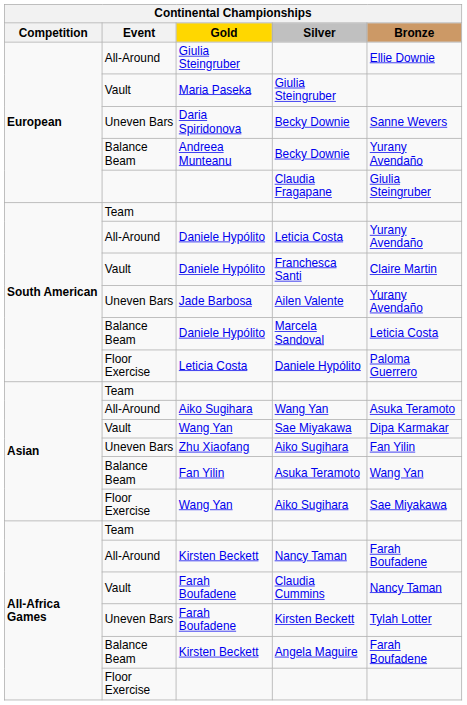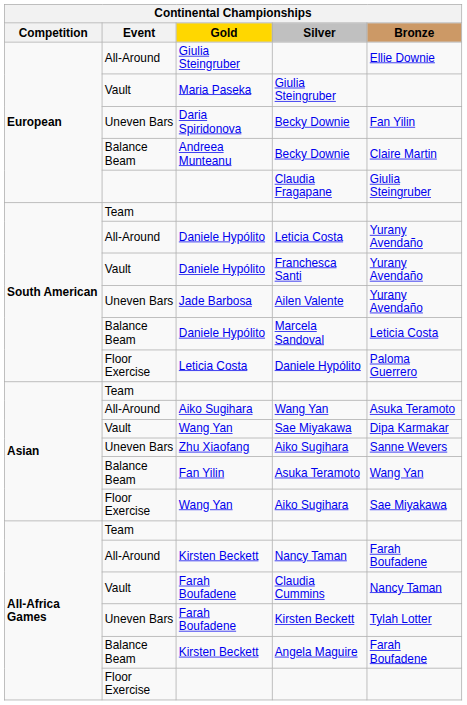(409, 122) Sanne Wevers -> (392, 122) Fan Yilin
(396, 154) Yurany Avendaño -> (403, 154) Claire Martin
(403, 269) Claire Martin -> (396, 269) Yurany Avendaño
(392, 447) Fan Yilin -> (409, 447) Sanne Wevers
